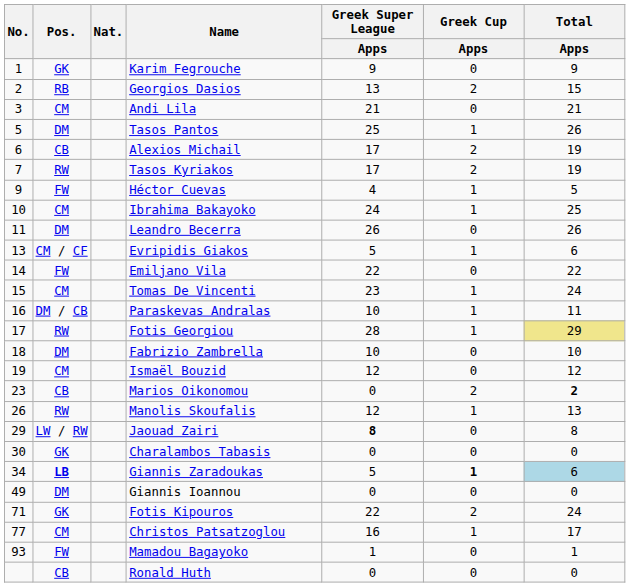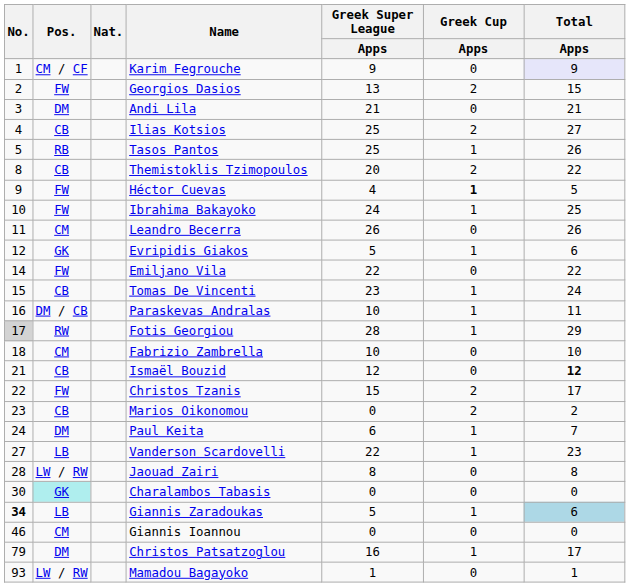(62, 69) GK -> (62, 69) CM / CF
(574, 69) no background -> (574, 69) lavender background
(62, 89) RB -> (62, 89) FW
(62, 109) CM -> (62, 109) DM
+ row: (177, 129)
(62, 129) DM -> (62, 150) RB
- row: (185, 150)
- row: (181, 170)
+ row: (218, 170)
(473, 190) normal -> (473, 190) bold
(62, 210) CM -> (62, 210) FW
(62, 230) DM -> (62, 230) CM
(19, 250) 13 -> (19, 250) 12
(62, 250) CM / CF -> (62, 250) GK
(62, 290) CM -> (62, 290) CB
(19, 331) no background -> (19, 331) lightgrey background
(574, 331) khaki background -> (574, 331) no background
(62, 351) DM -> (62, 351) CM
(19, 371) 19 -> (19, 371) 21
(62, 371) CM -> (62, 371) CB
(574, 371) normal -> (574, 371) bold
+ row: (185, 391)
(574, 391) bold -> (574, 411) normal
+ row: (166, 431)
- row: (192, 411)
+ row: (207, 451)
(19, 431) 29 -> (19, 472) 28
(373, 431) bold -> (373, 472) normal
(62, 451) no background -> (62, 492) paleturquoise background
(19, 472) normal -> (19, 512) bold
(62, 472) bold -> (62, 512) normal
(473, 472) bold -> (473, 512) normal
(19, 492) 49 -> (19, 532) 46
(62, 492) DM -> (62, 532) CM
- row: (181, 512)
(19, 532) 77 -> (19, 552) 79
(62, 532) CM -> (62, 552) DM
(62, 552) FW -> (62, 572) LW / RW
- row: (170, 572)
